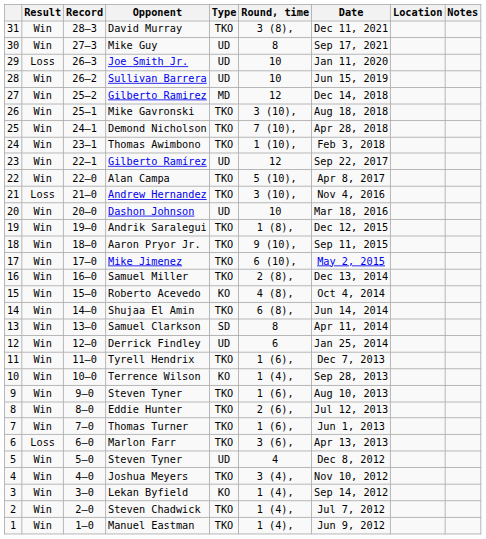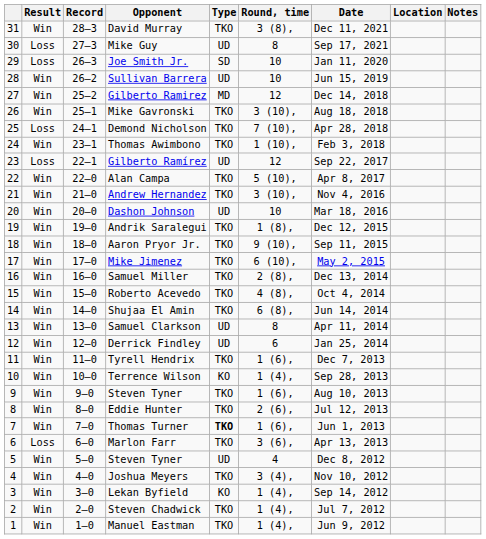(43, 46) Win -> (43, 46) Loss
(224, 63) UD -> (224, 63) SD
(43, 129) Win -> (43, 129) Loss
(43, 162) Win -> (43, 162) Loss
(43, 195) Loss -> (43, 195) Win
(224, 294) KO -> (224, 294) TKO
(224, 327) SD -> (224, 327) UD
(224, 427) normal -> (224, 427) bold
